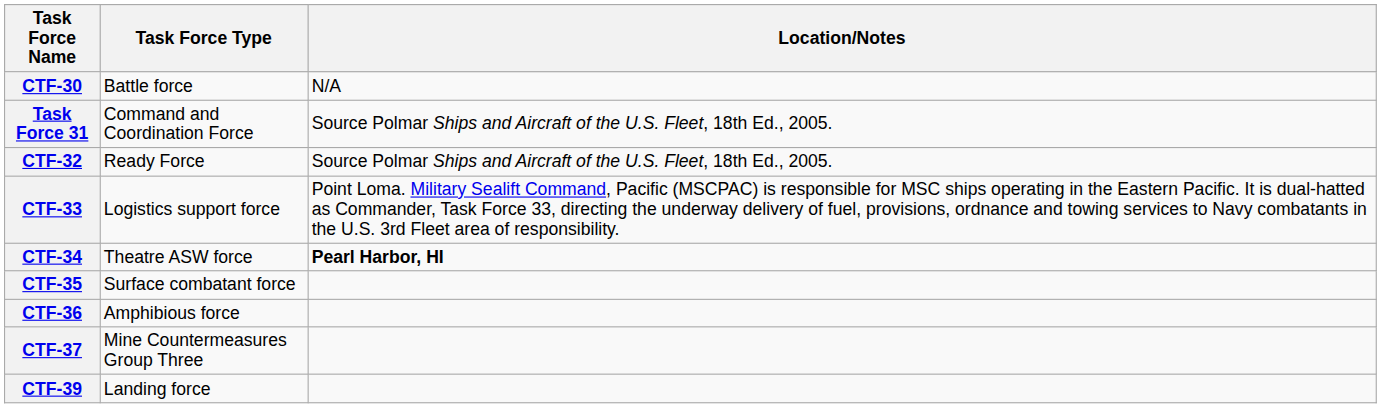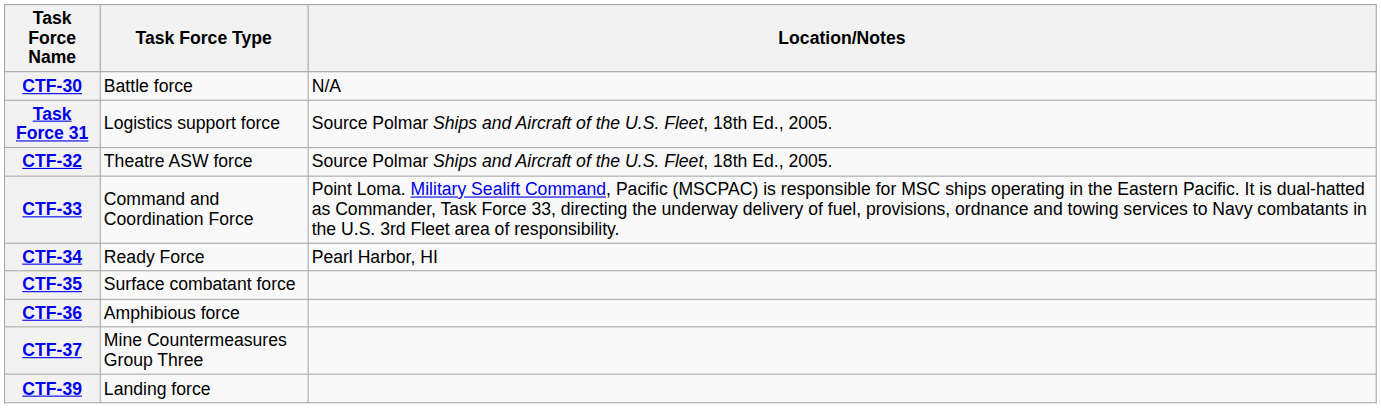(179, 123) Command and Coordination Force -> (192, 123) Logistics support force
(154, 161) Ready Force -> (178, 161) Theatre ASW force
(192, 209) Logistics support force -> (179, 209) Command and Coordination Force
(178, 257) Theatre ASW force -> (154, 257) Ready Force
(378, 257) bold -> (375, 257) normal
